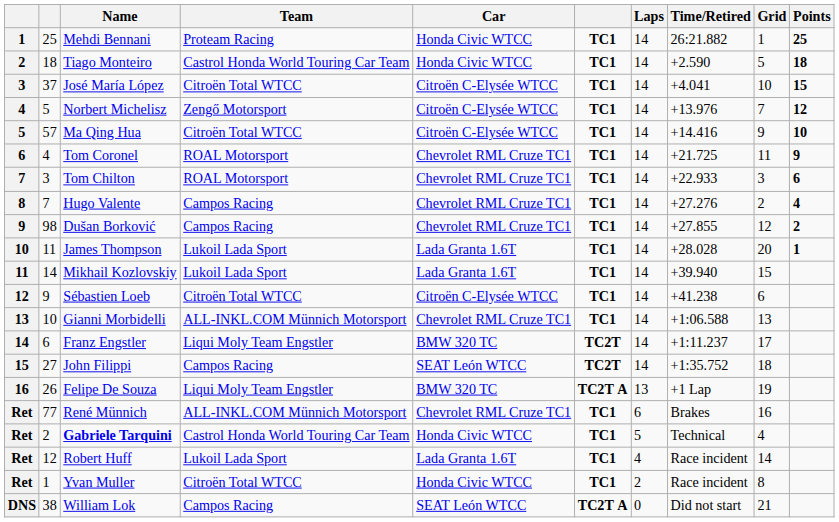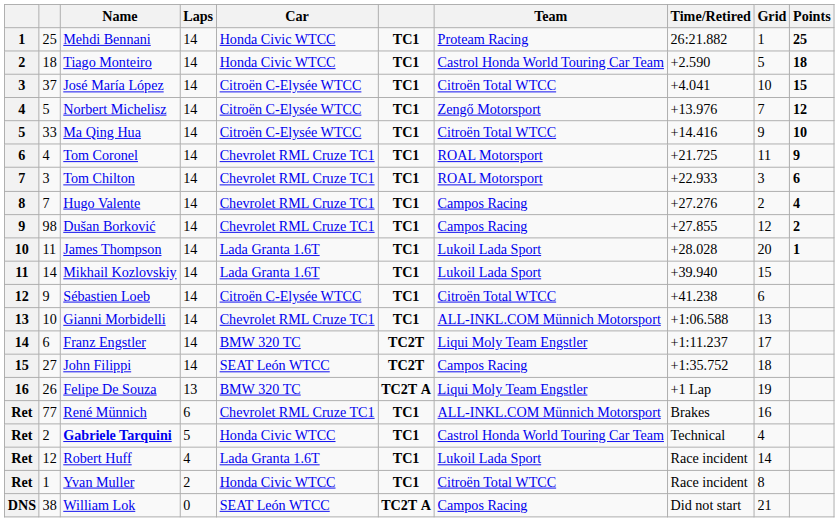columns swapped: (296, 16) <-> (649, 16)
(50, 132) 57 -> (50, 132) 33
